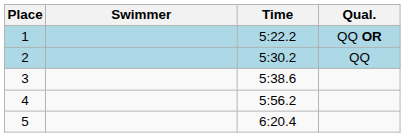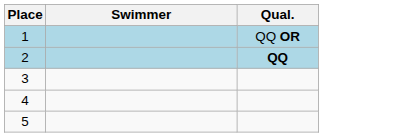- column: (278, 15)
(359, 57) normal -> (278, 57) bold
